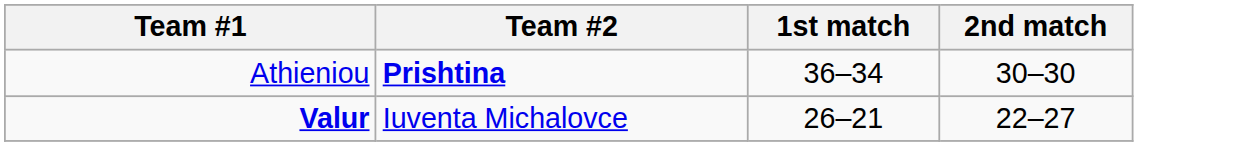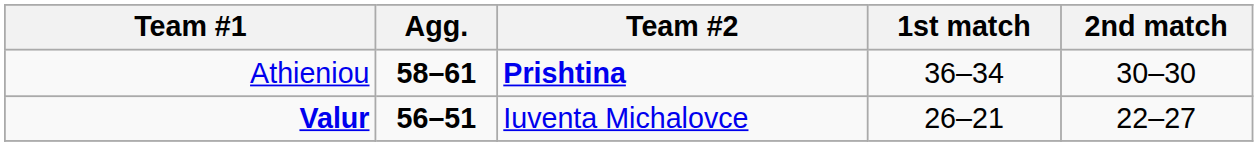+ column: (436, 27)
